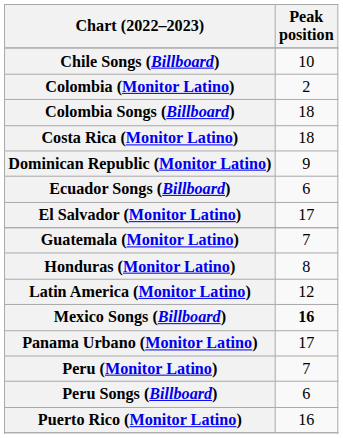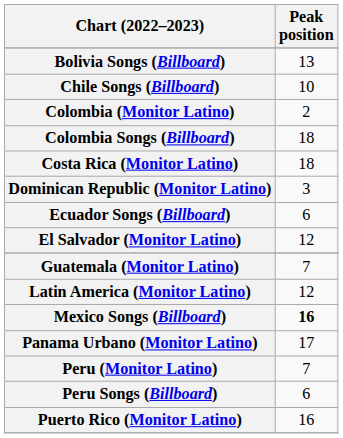+ row: (140, 61)
(306, 163) 9 -> (306, 189) 3
(306, 214) 17 -> (306, 240) 12
- row: (140, 266)
